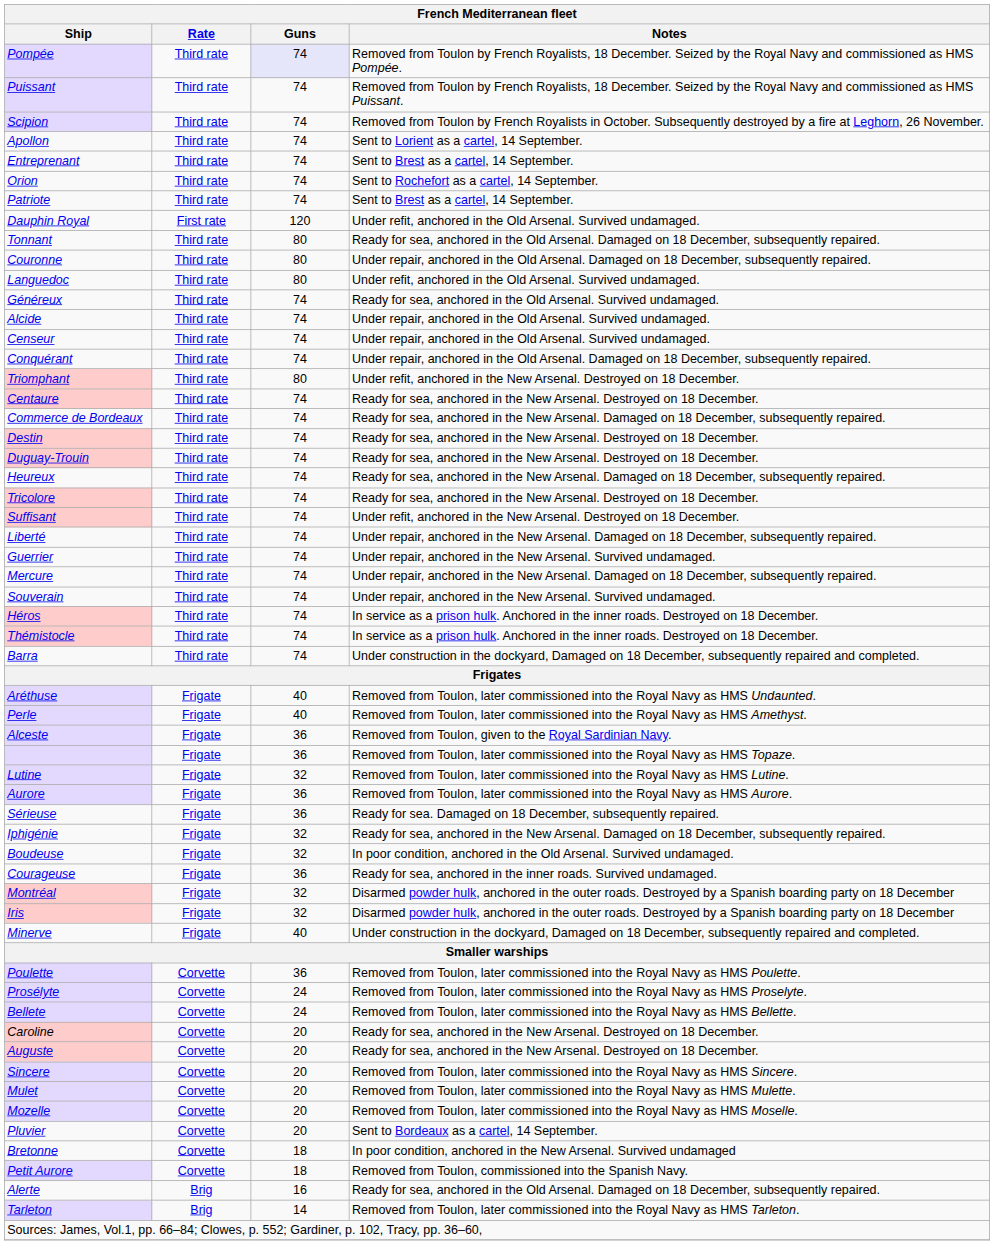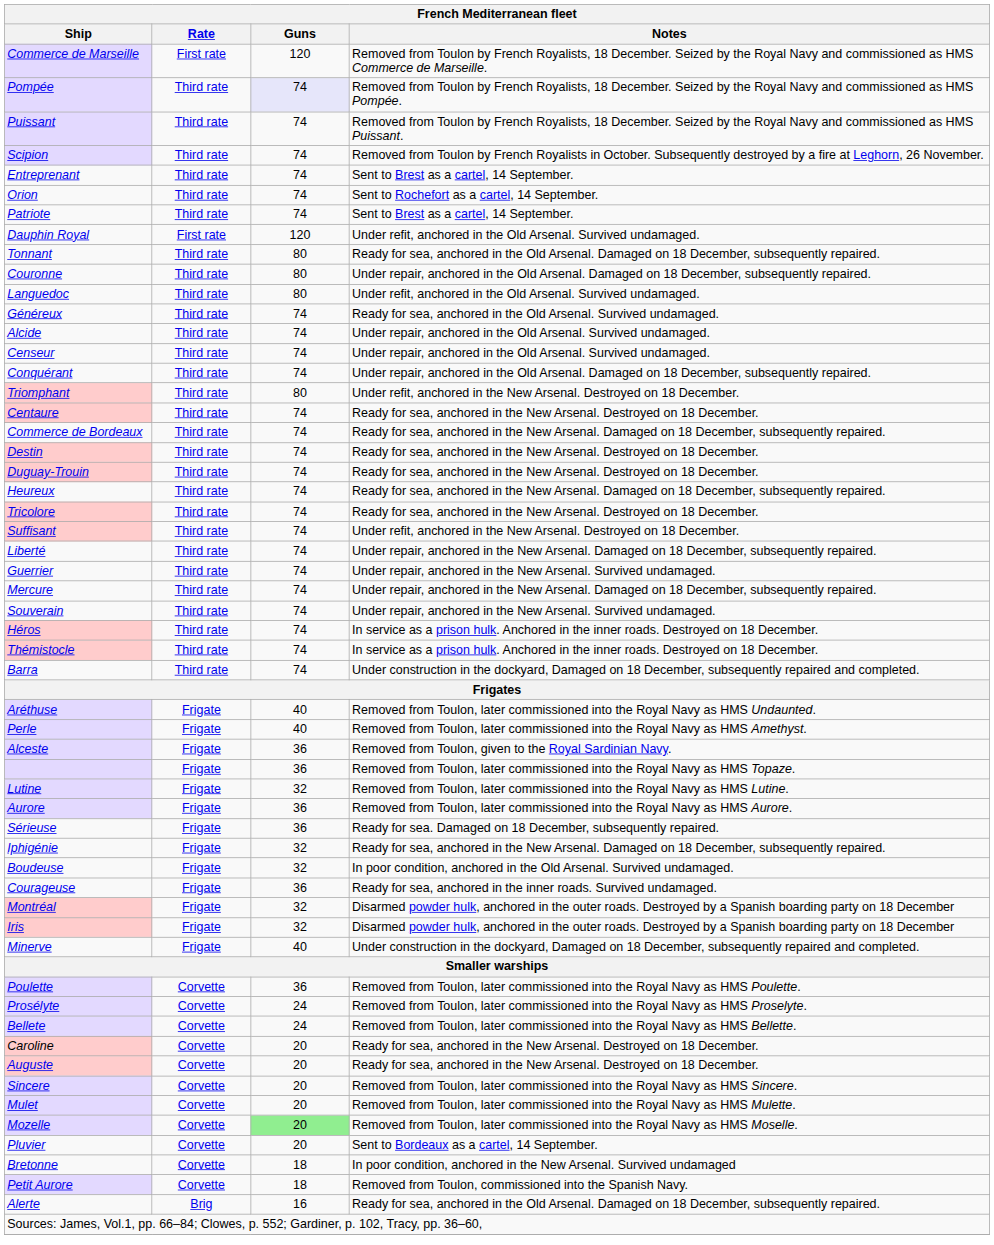+ row: (73, 53)
- row: (28, 141)
(300, 1111) no background -> (300, 1125) lightgreen background
- row: (30, 1210)
